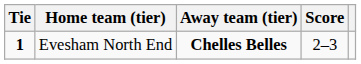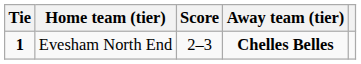columns swapped: (325, 17) <-> (239, 17)
